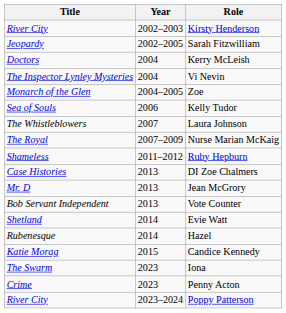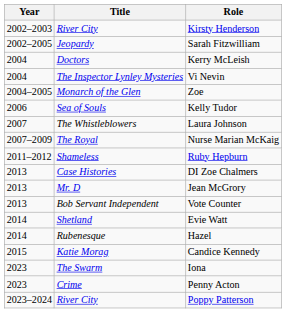columns swapped: (160, 12) <-> (70, 12)
